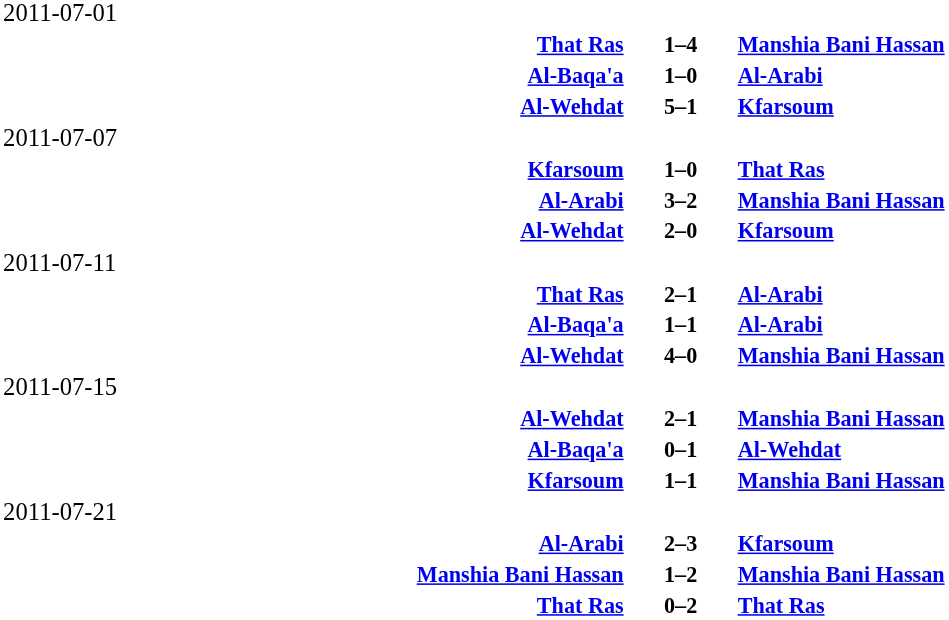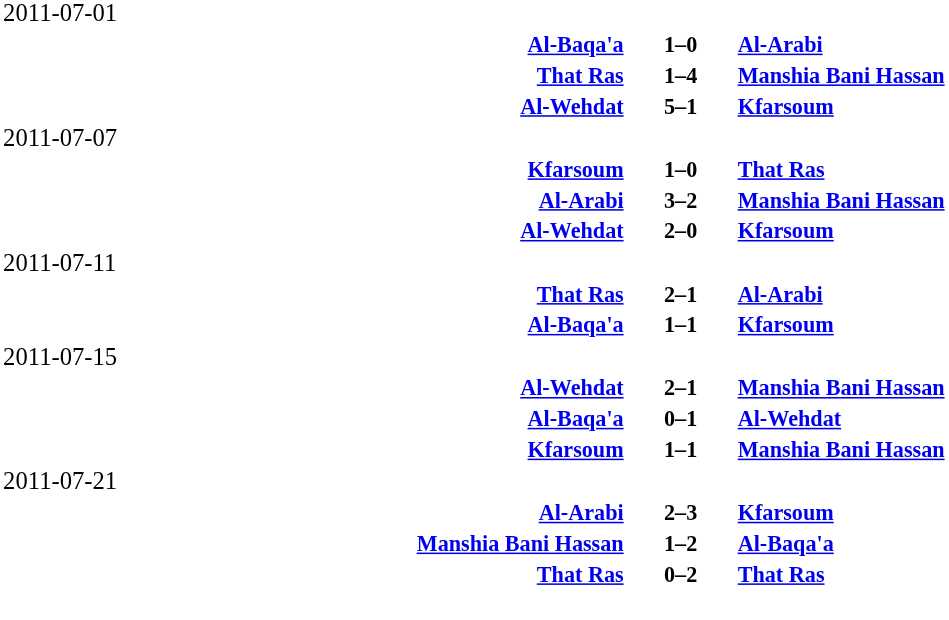rows swapped: (576, 75) <-> (580, 44)
(780, 325) Al-Arabi -> (786, 325) Kfarsoum
- row: (572, 355)
(841, 574) Manshia Bani Hassan -> (786, 543) Al-Baqa'a
